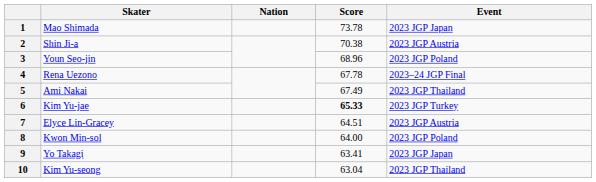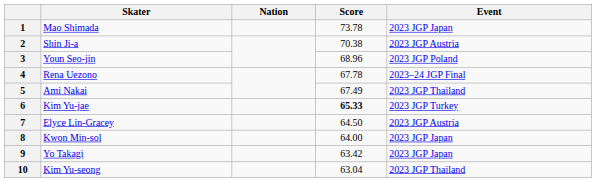(351, 122) 64.51 -> (351, 122) 64.50
(423, 138) 2023 JGP Poland -> (421, 138) 2023 JGP Japan
(351, 153) 63.41 -> (351, 153) 63.42
